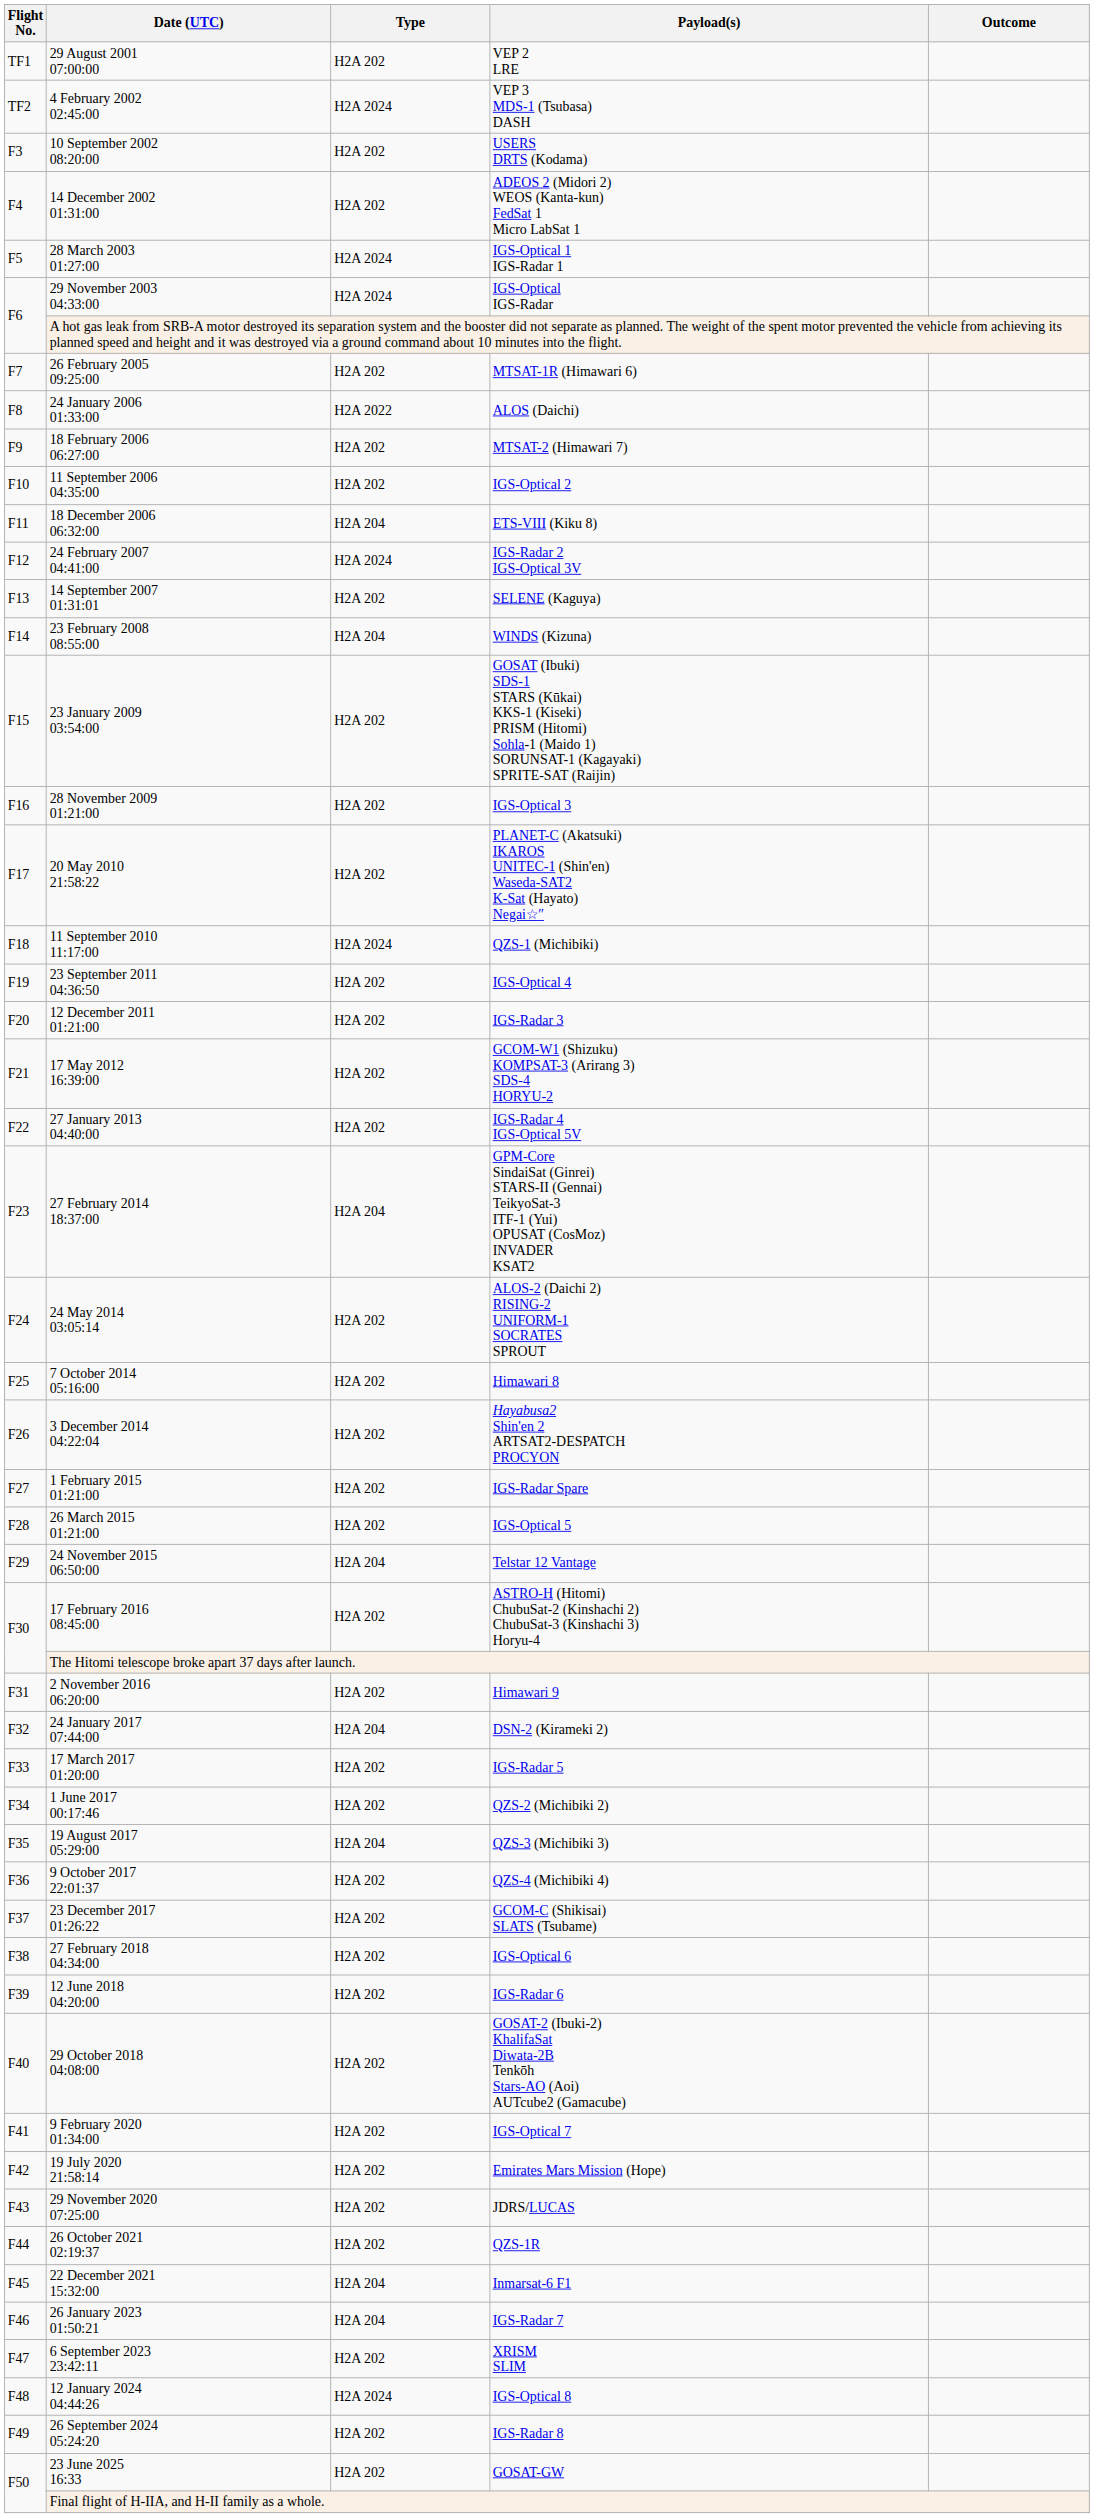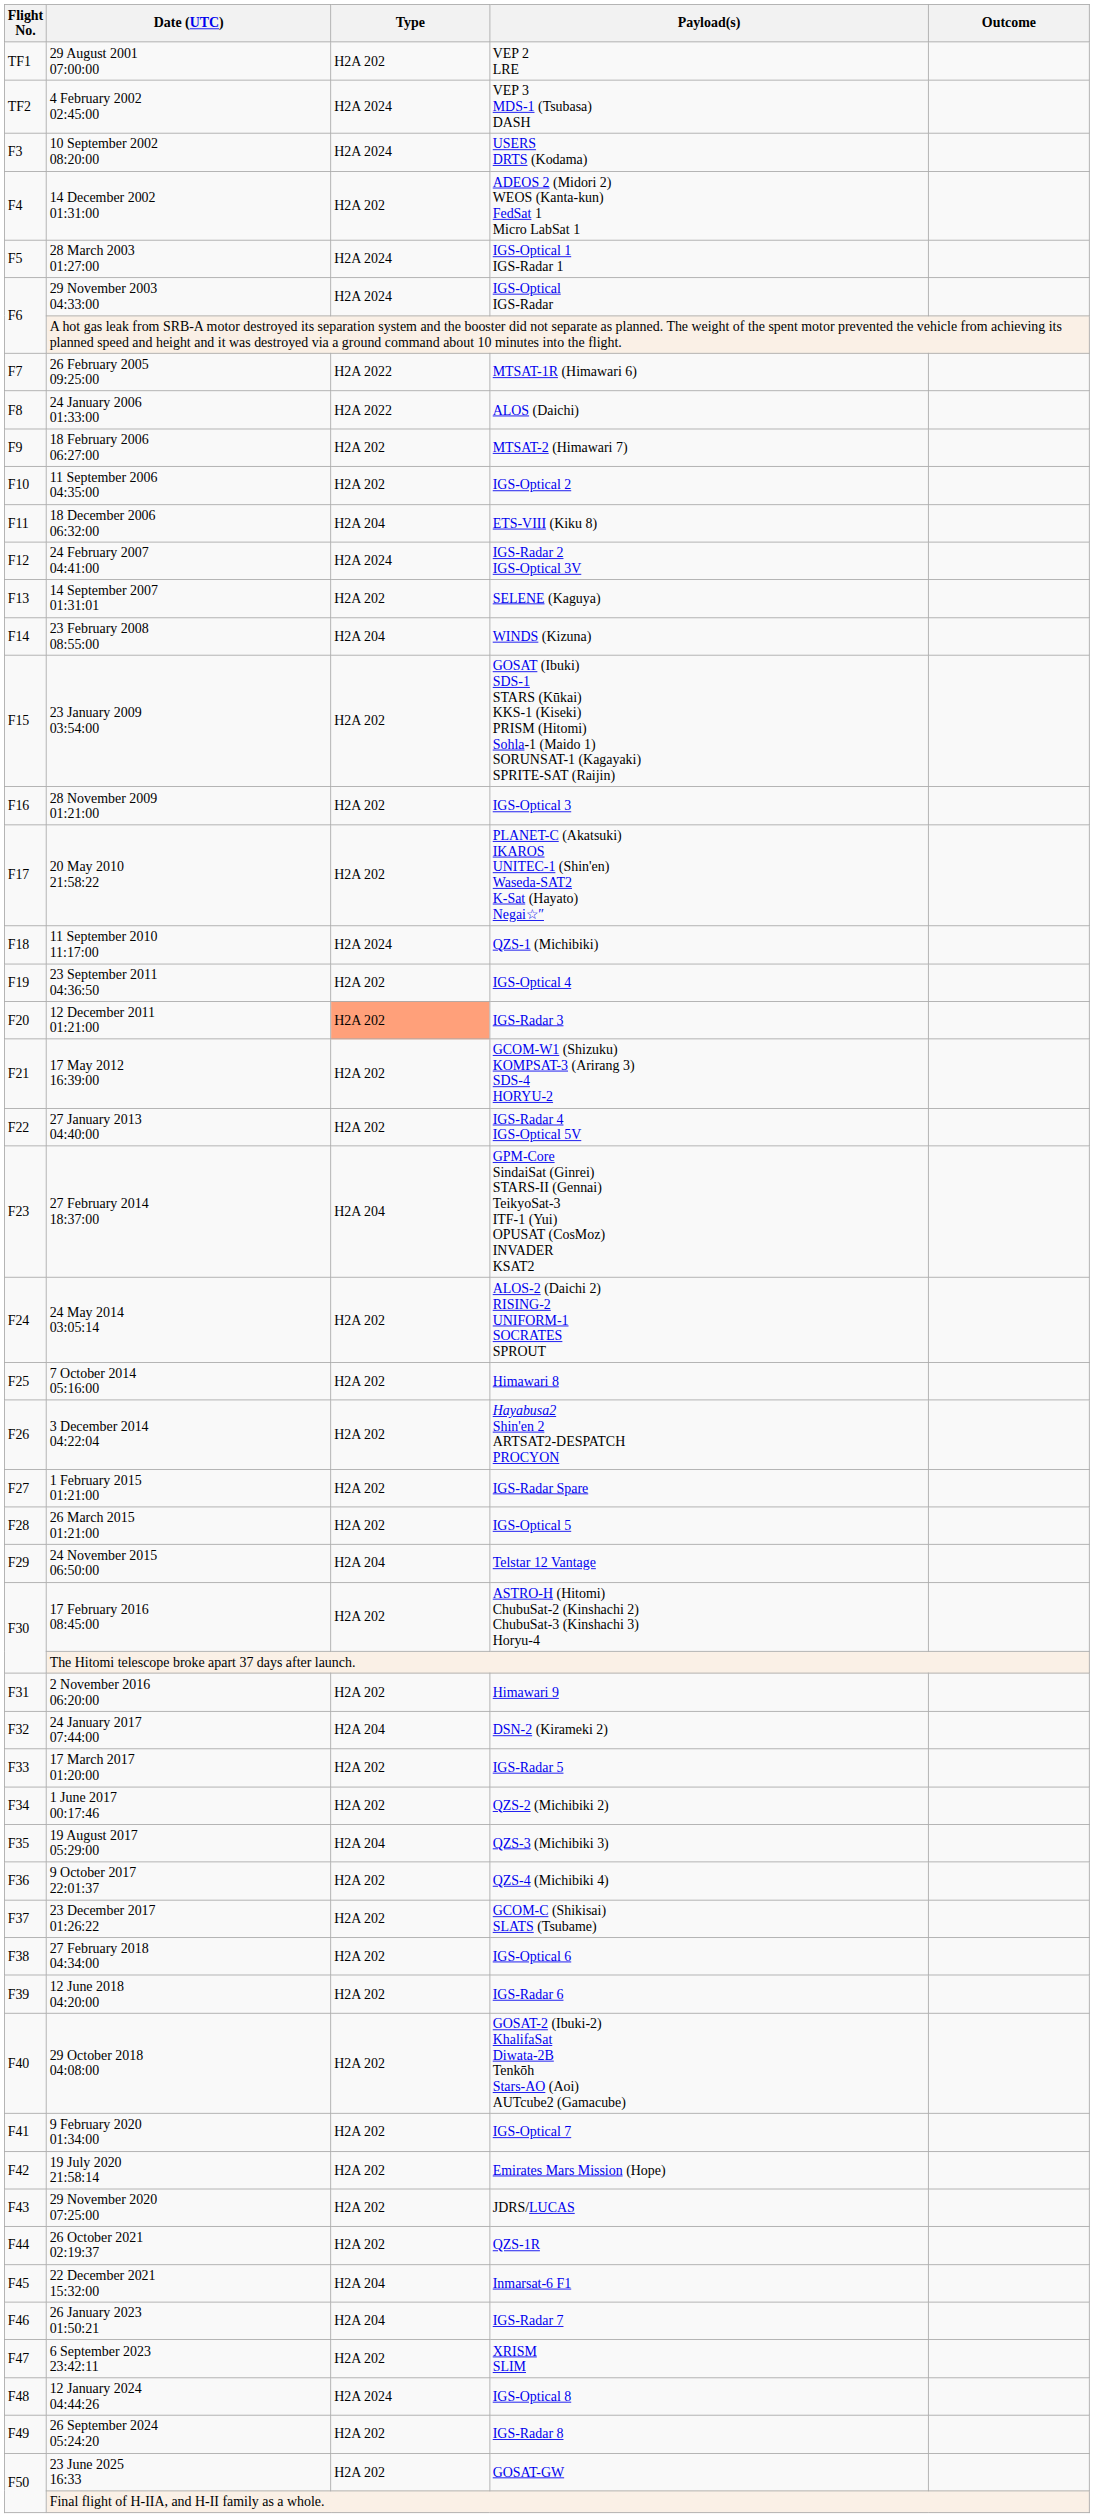(360, 152) H2A 202 -> (363, 152) H2A 2024
(360, 372) H2A 202 -> (363, 372) H2A 2022
(360, 1020) no background -> (360, 1020) lightsalmon background
